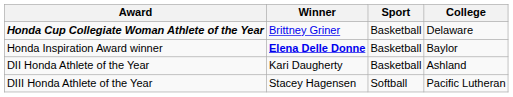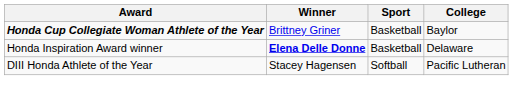(450, 30) Delaware -> (442, 30) Baylor
(442, 48) Baylor -> (450, 48) Delaware
- row: (78, 65)
